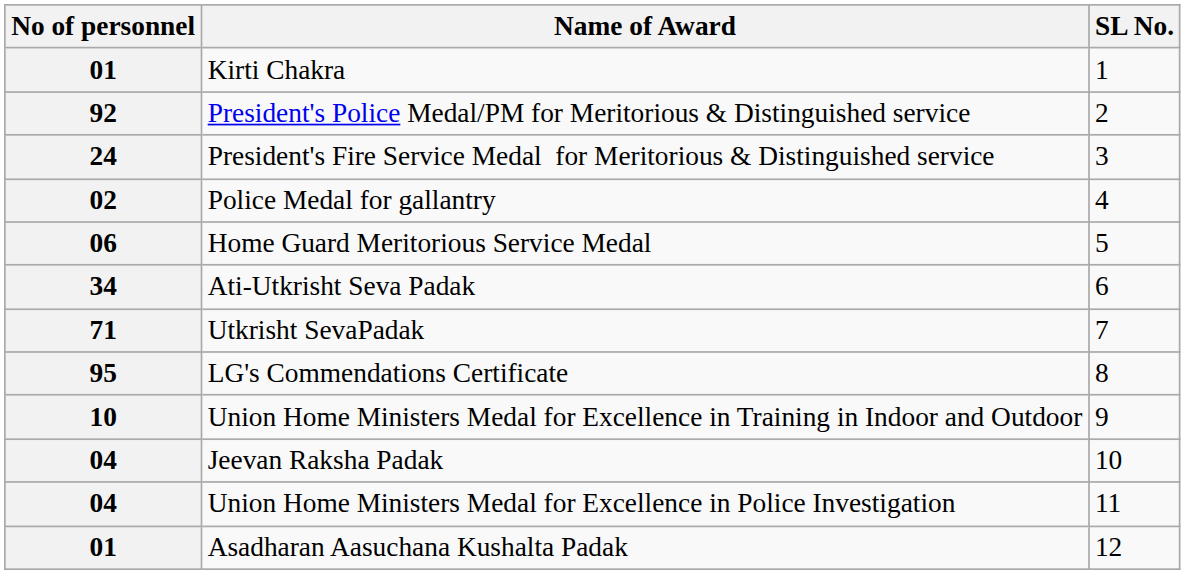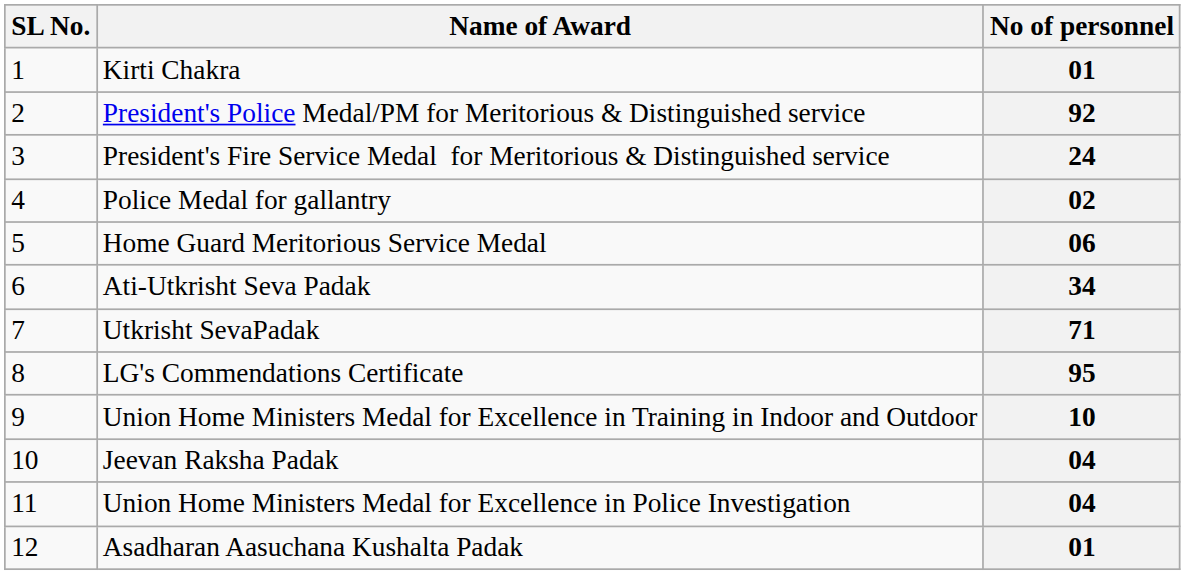columns swapped: (1134, 26) <-> (103, 26)
